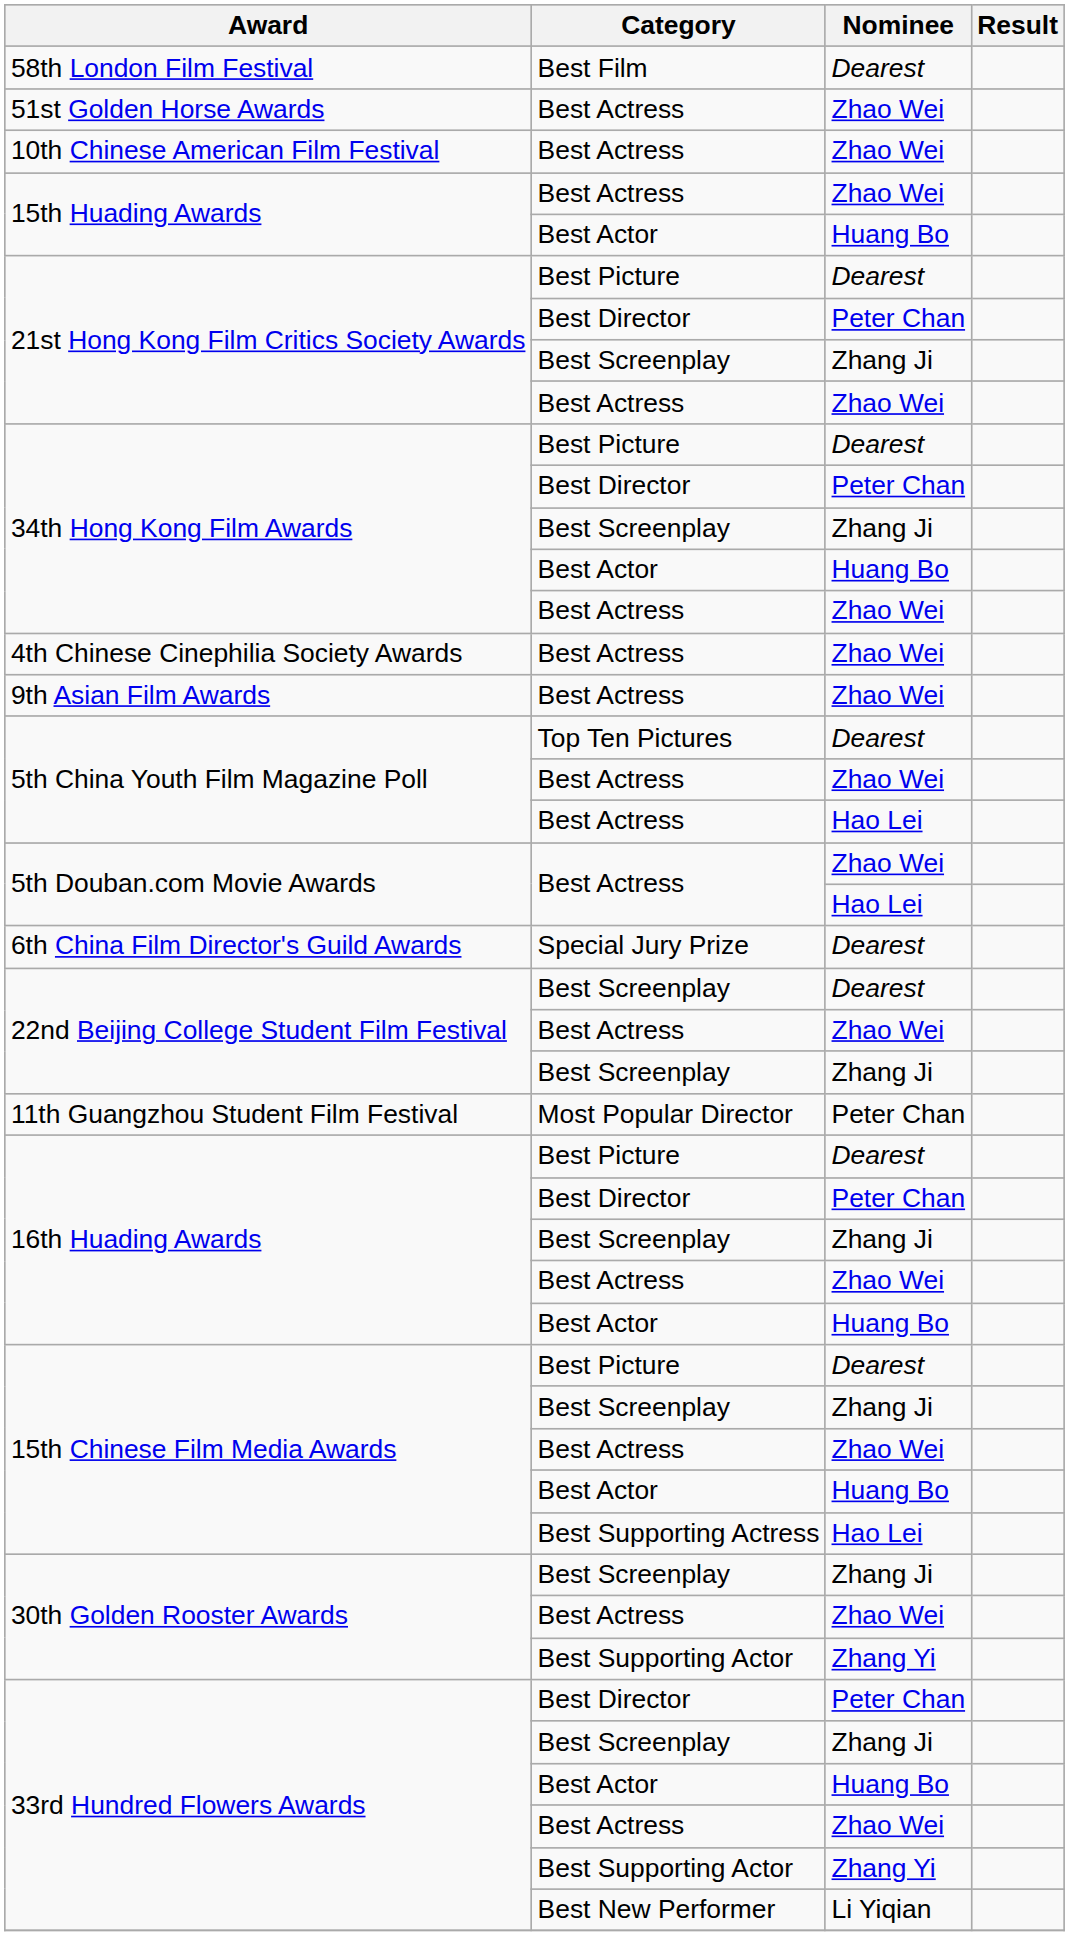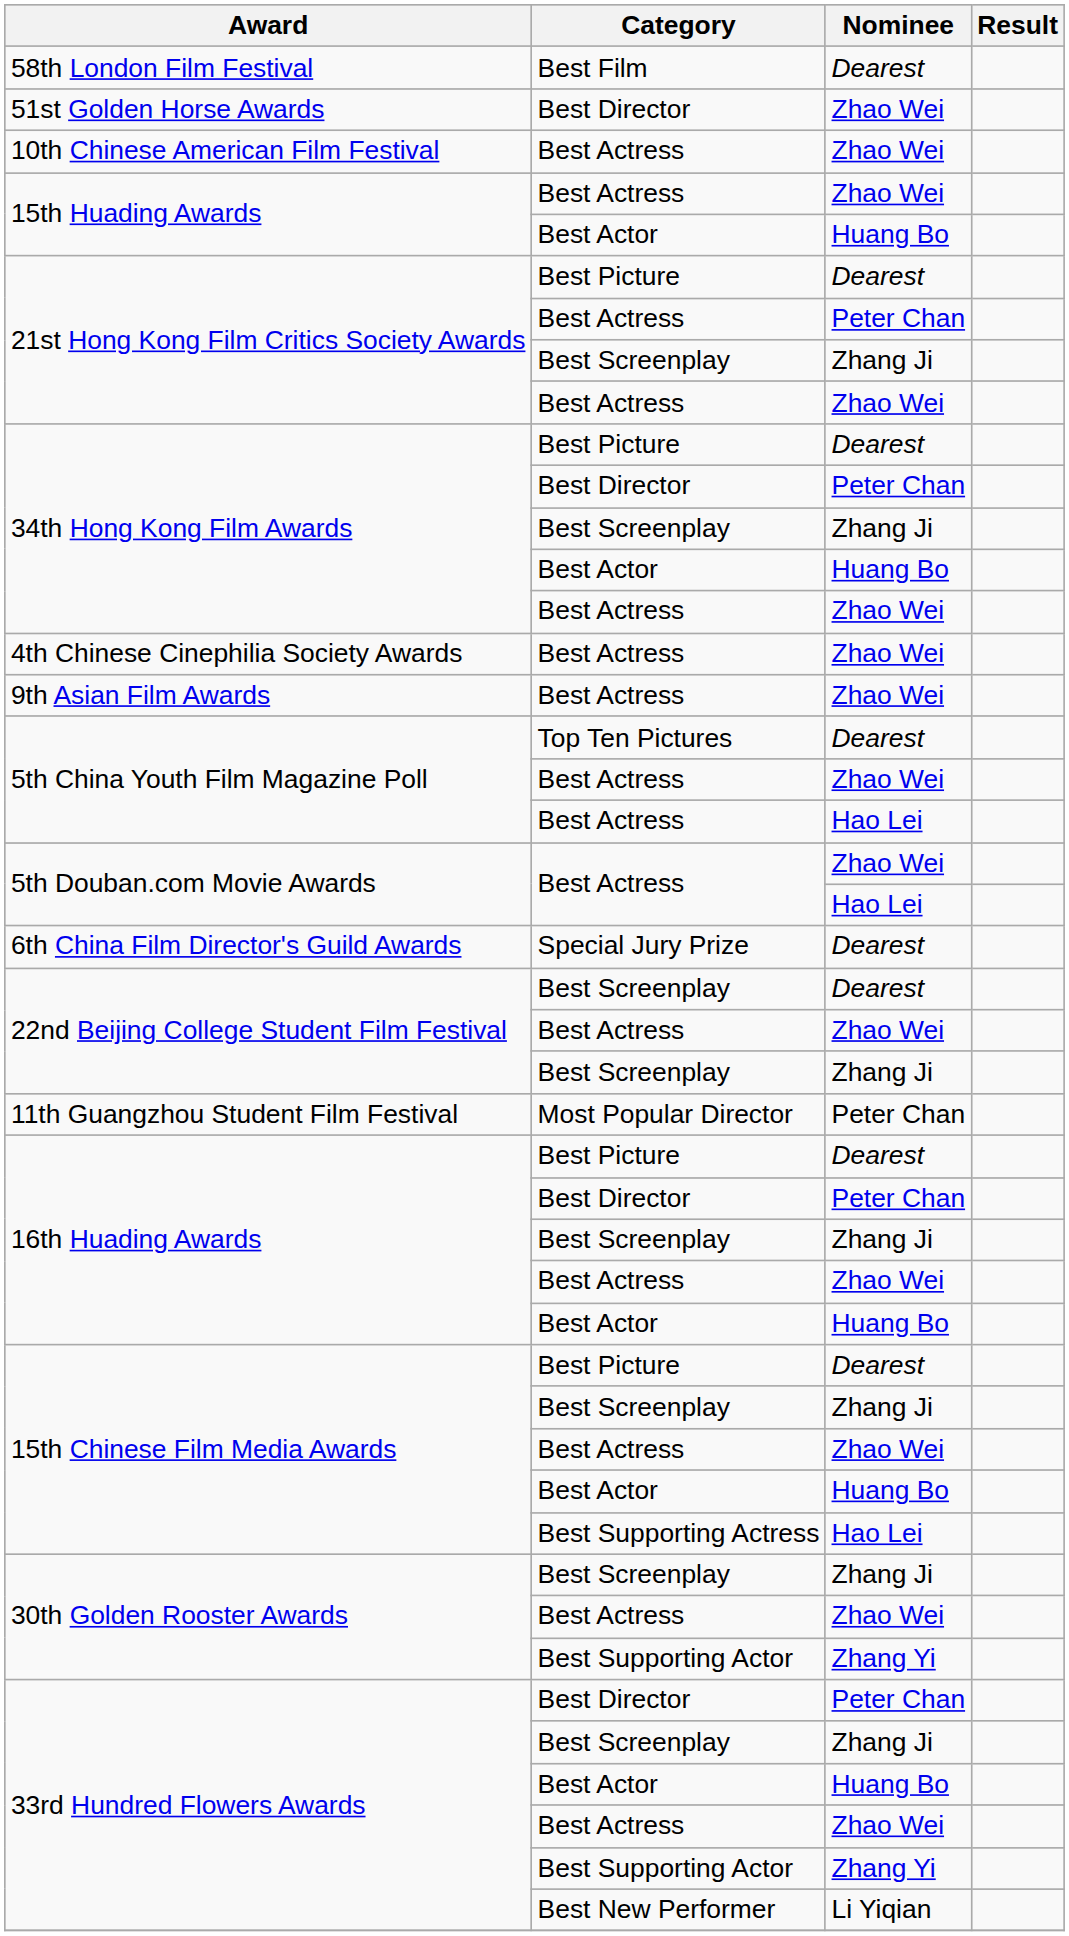(611, 109) Best Actress -> (614, 109) Best Director
(614, 318) Best Director -> (611, 318) Best Actress
